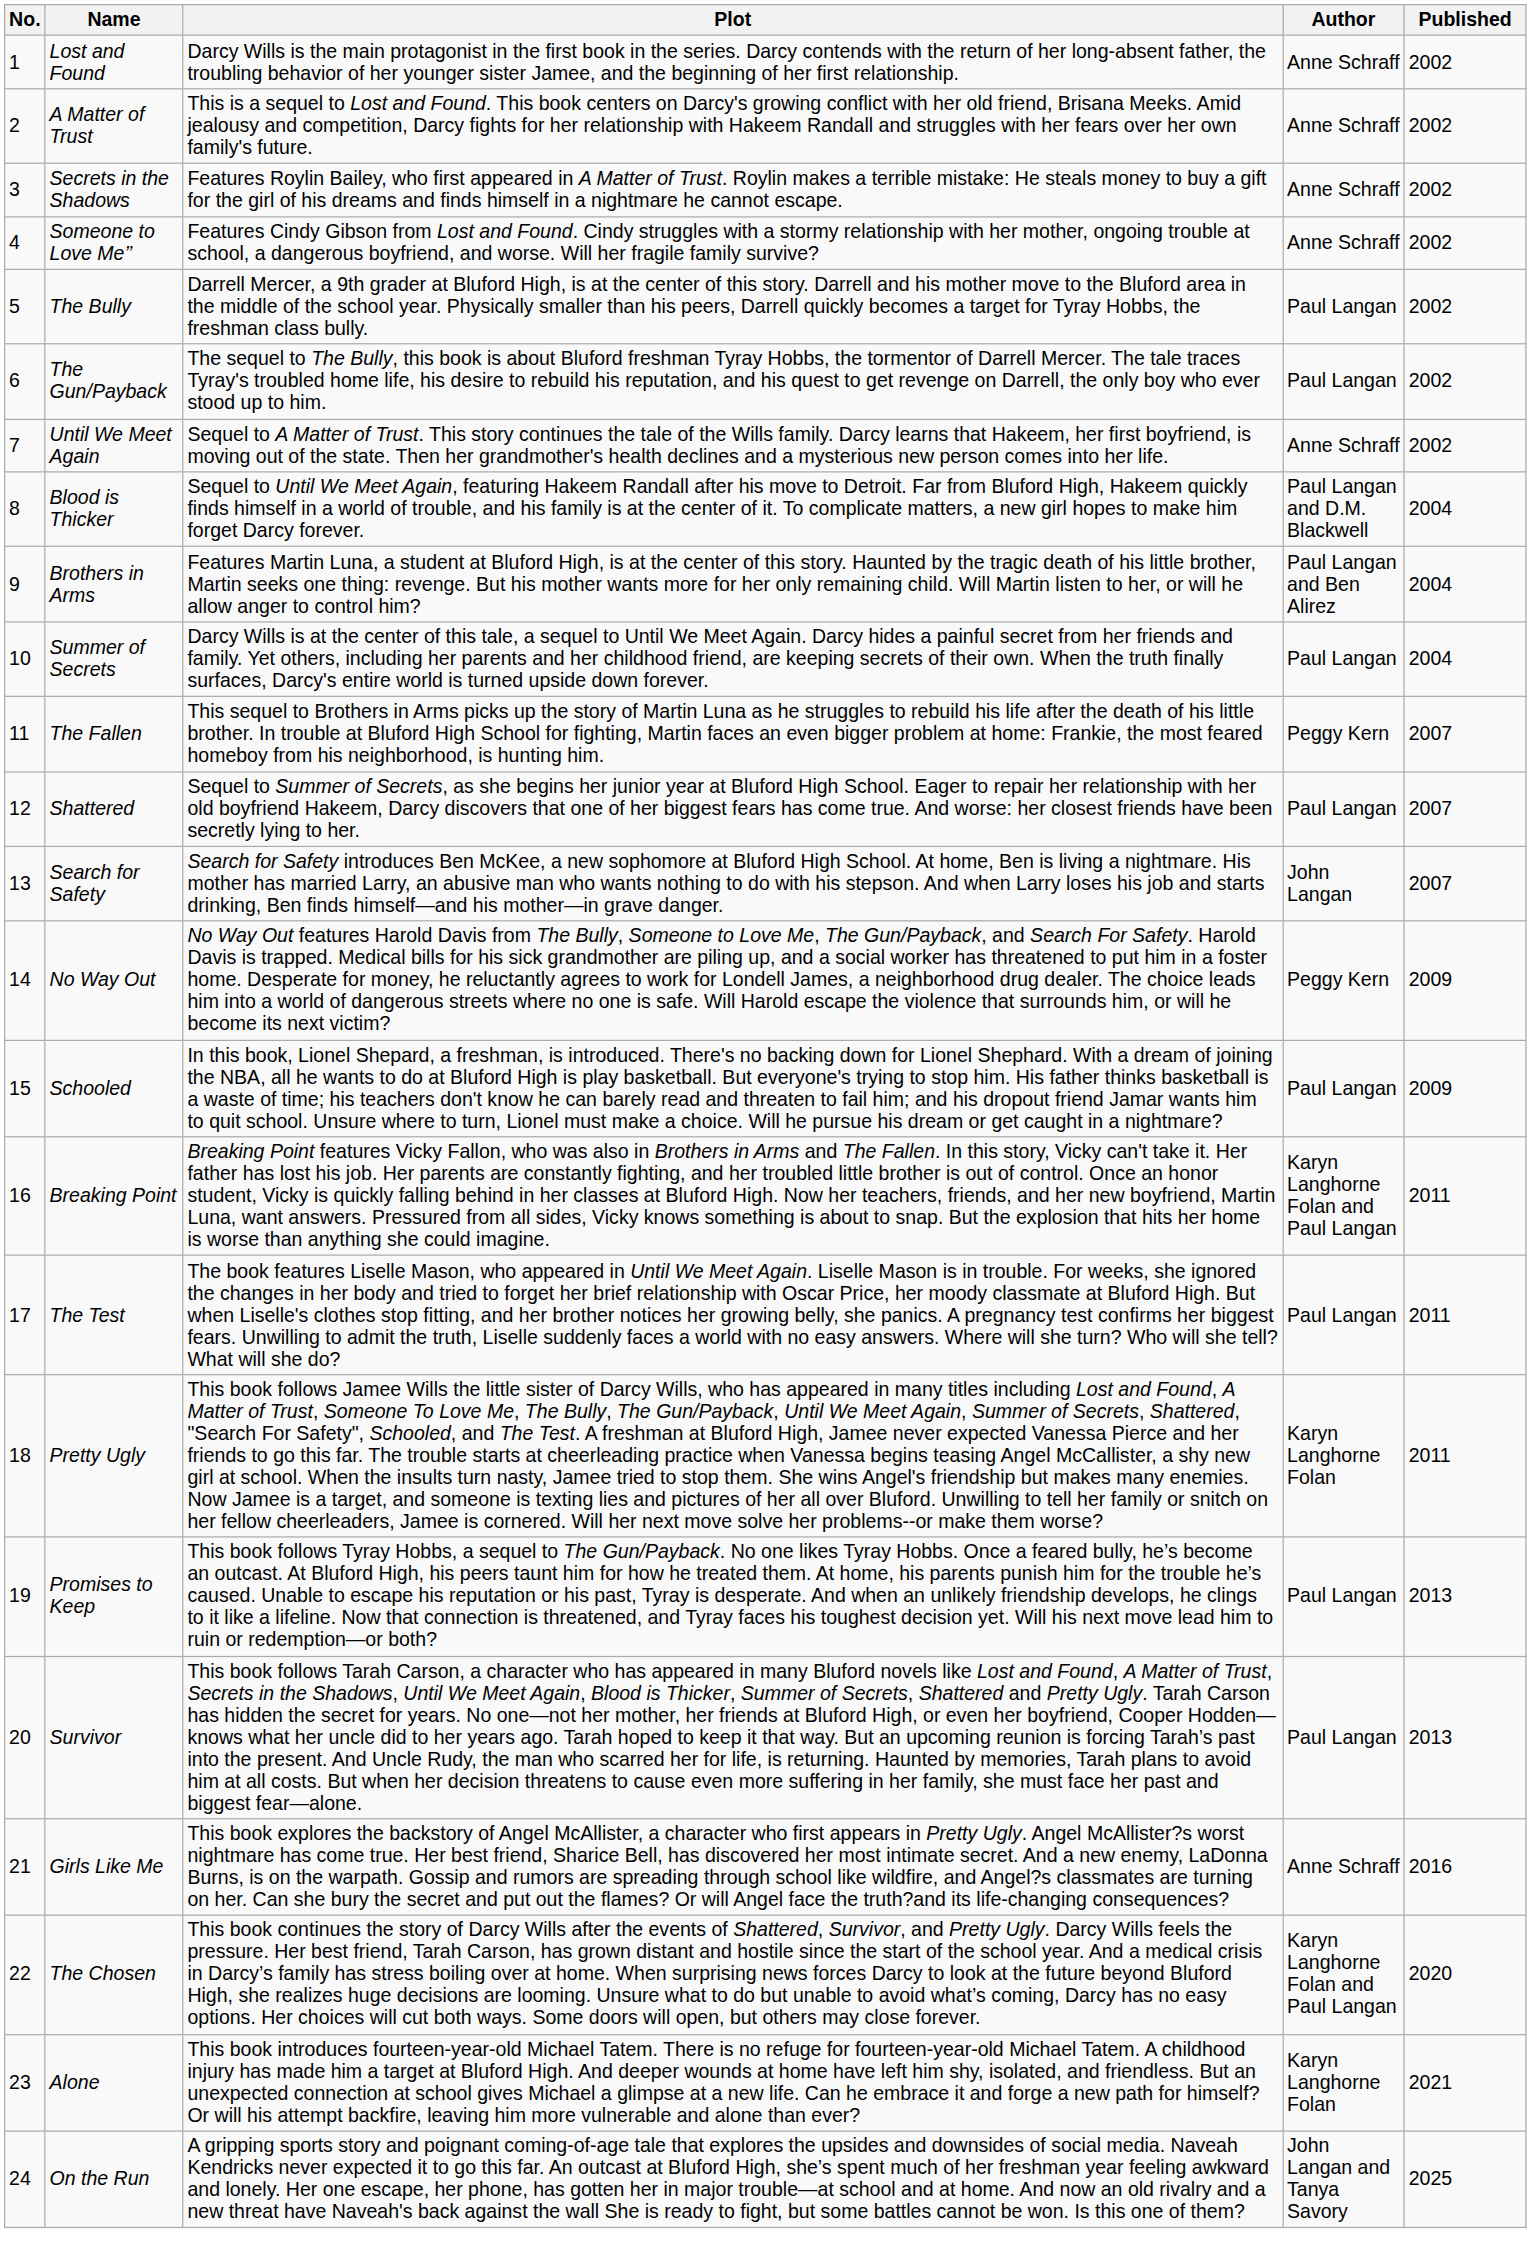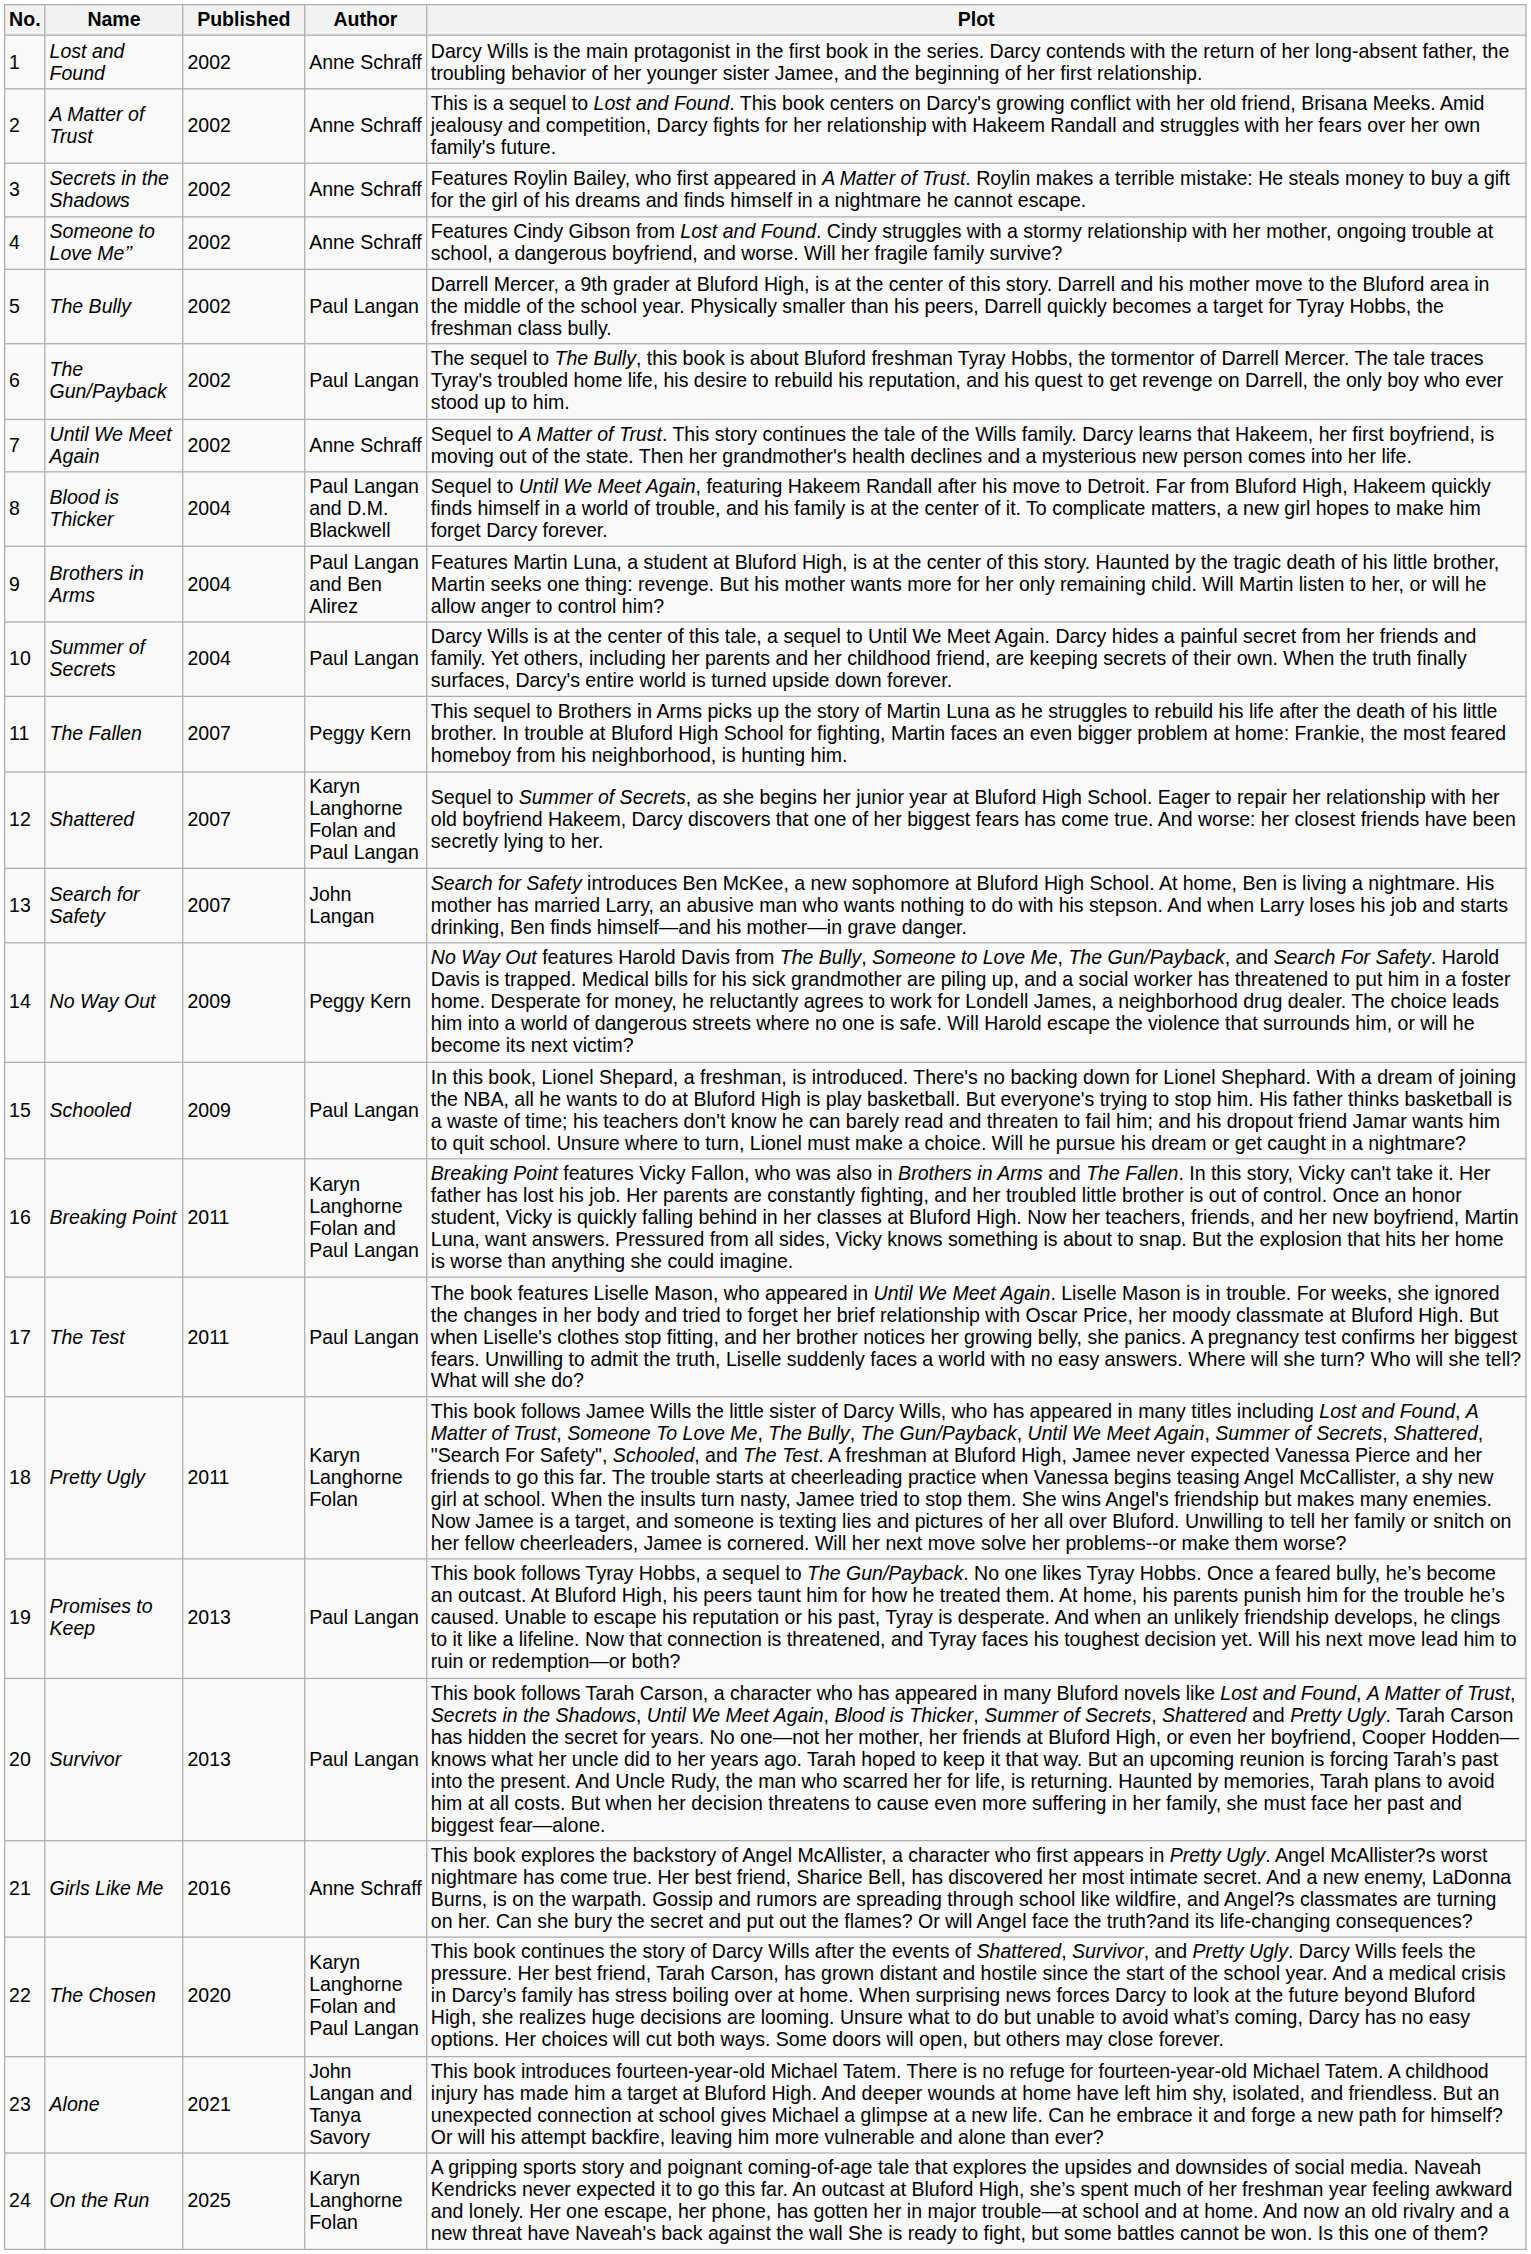columns swapped: (1465, 19) <-> (733, 19)
(1342, 808) Paul Langan -> (364, 819) Karyn Langhorne Folan and Paul Langan
(1334, 2082) Karyn Langhorne Folan -> (361, 2104) John Langan and Tanya Savory
(1339, 2179) John Langan and Tanya Savory -> (356, 2201) Karyn Langhorne Folan
